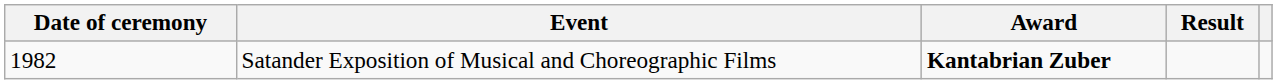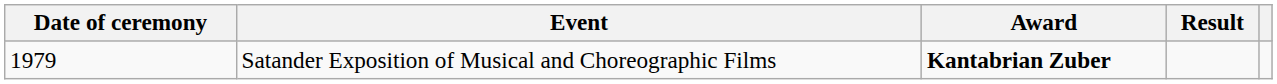(33, 59) 1982 -> (33, 59) 1979
